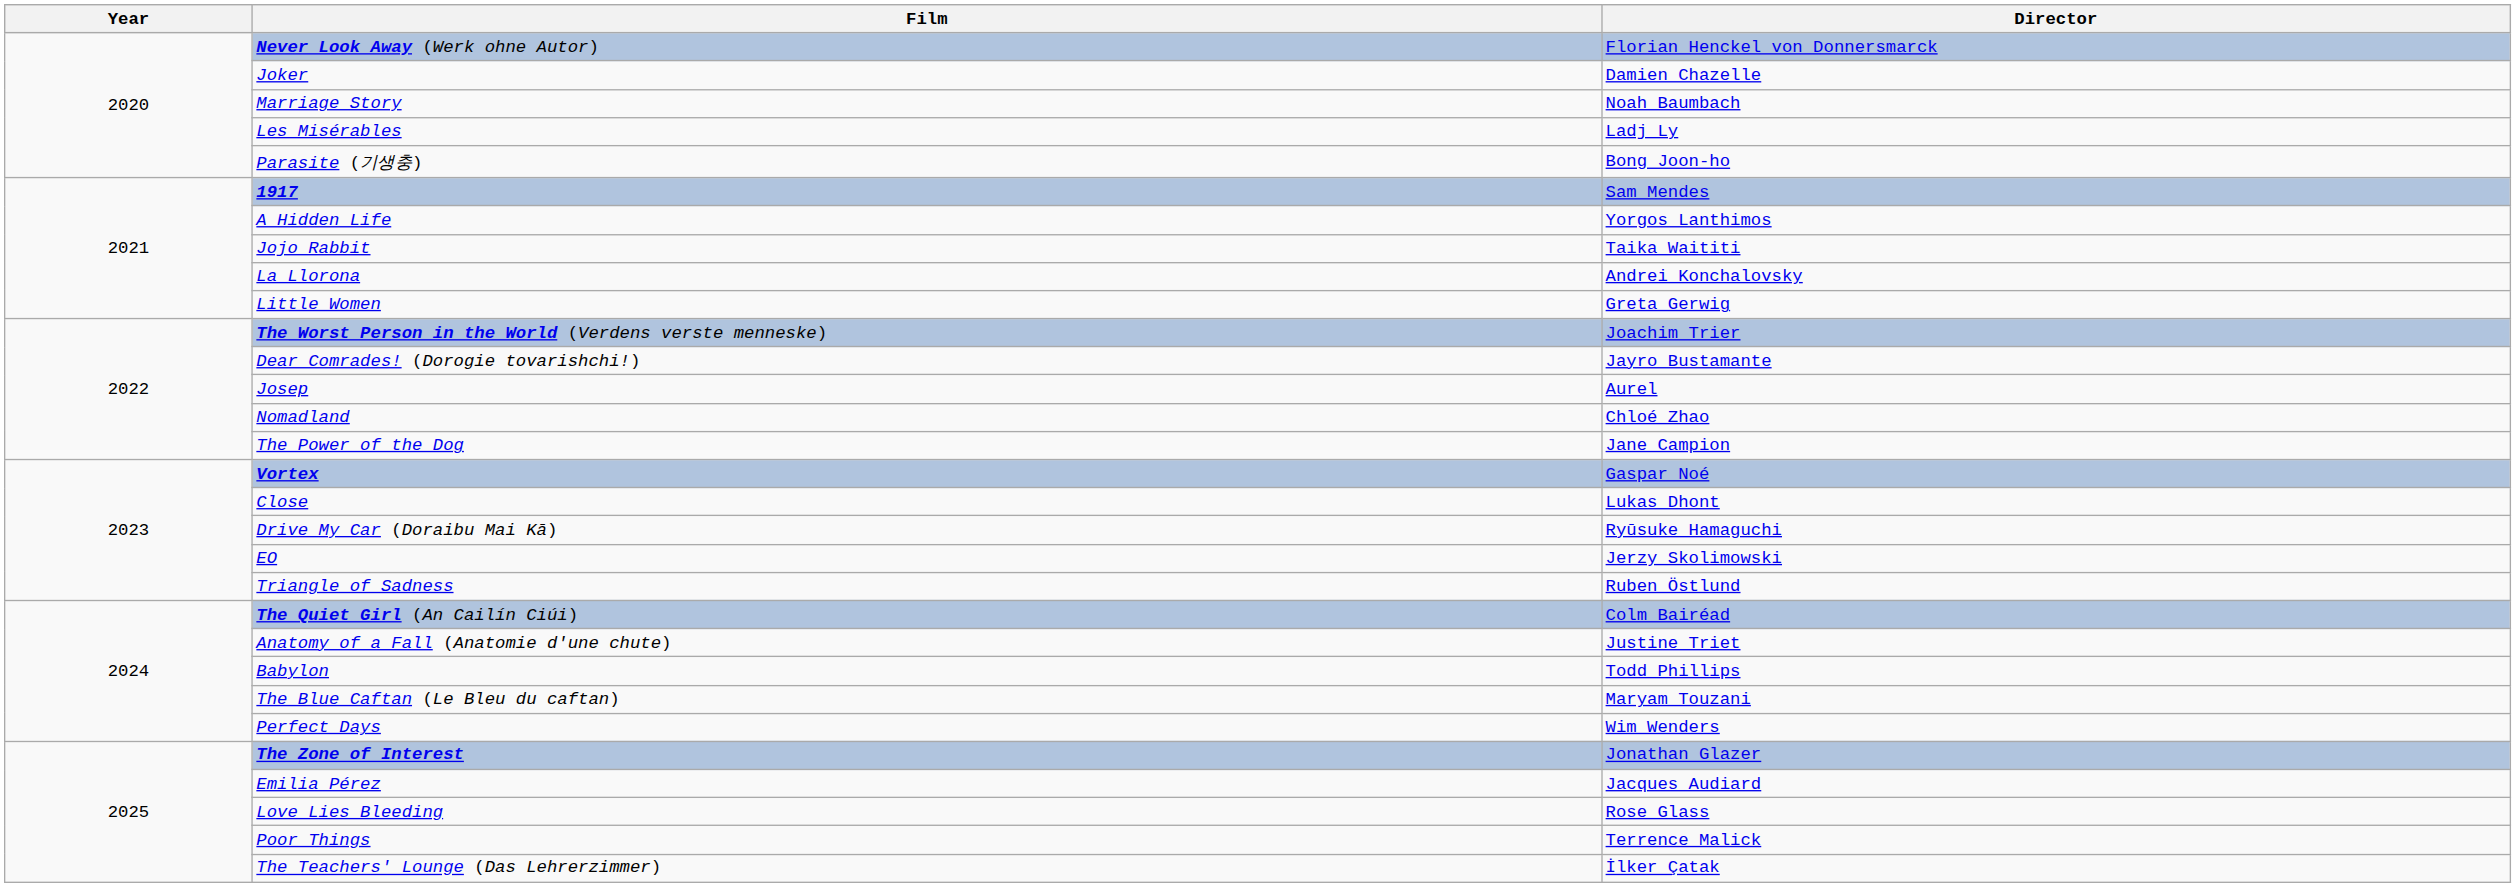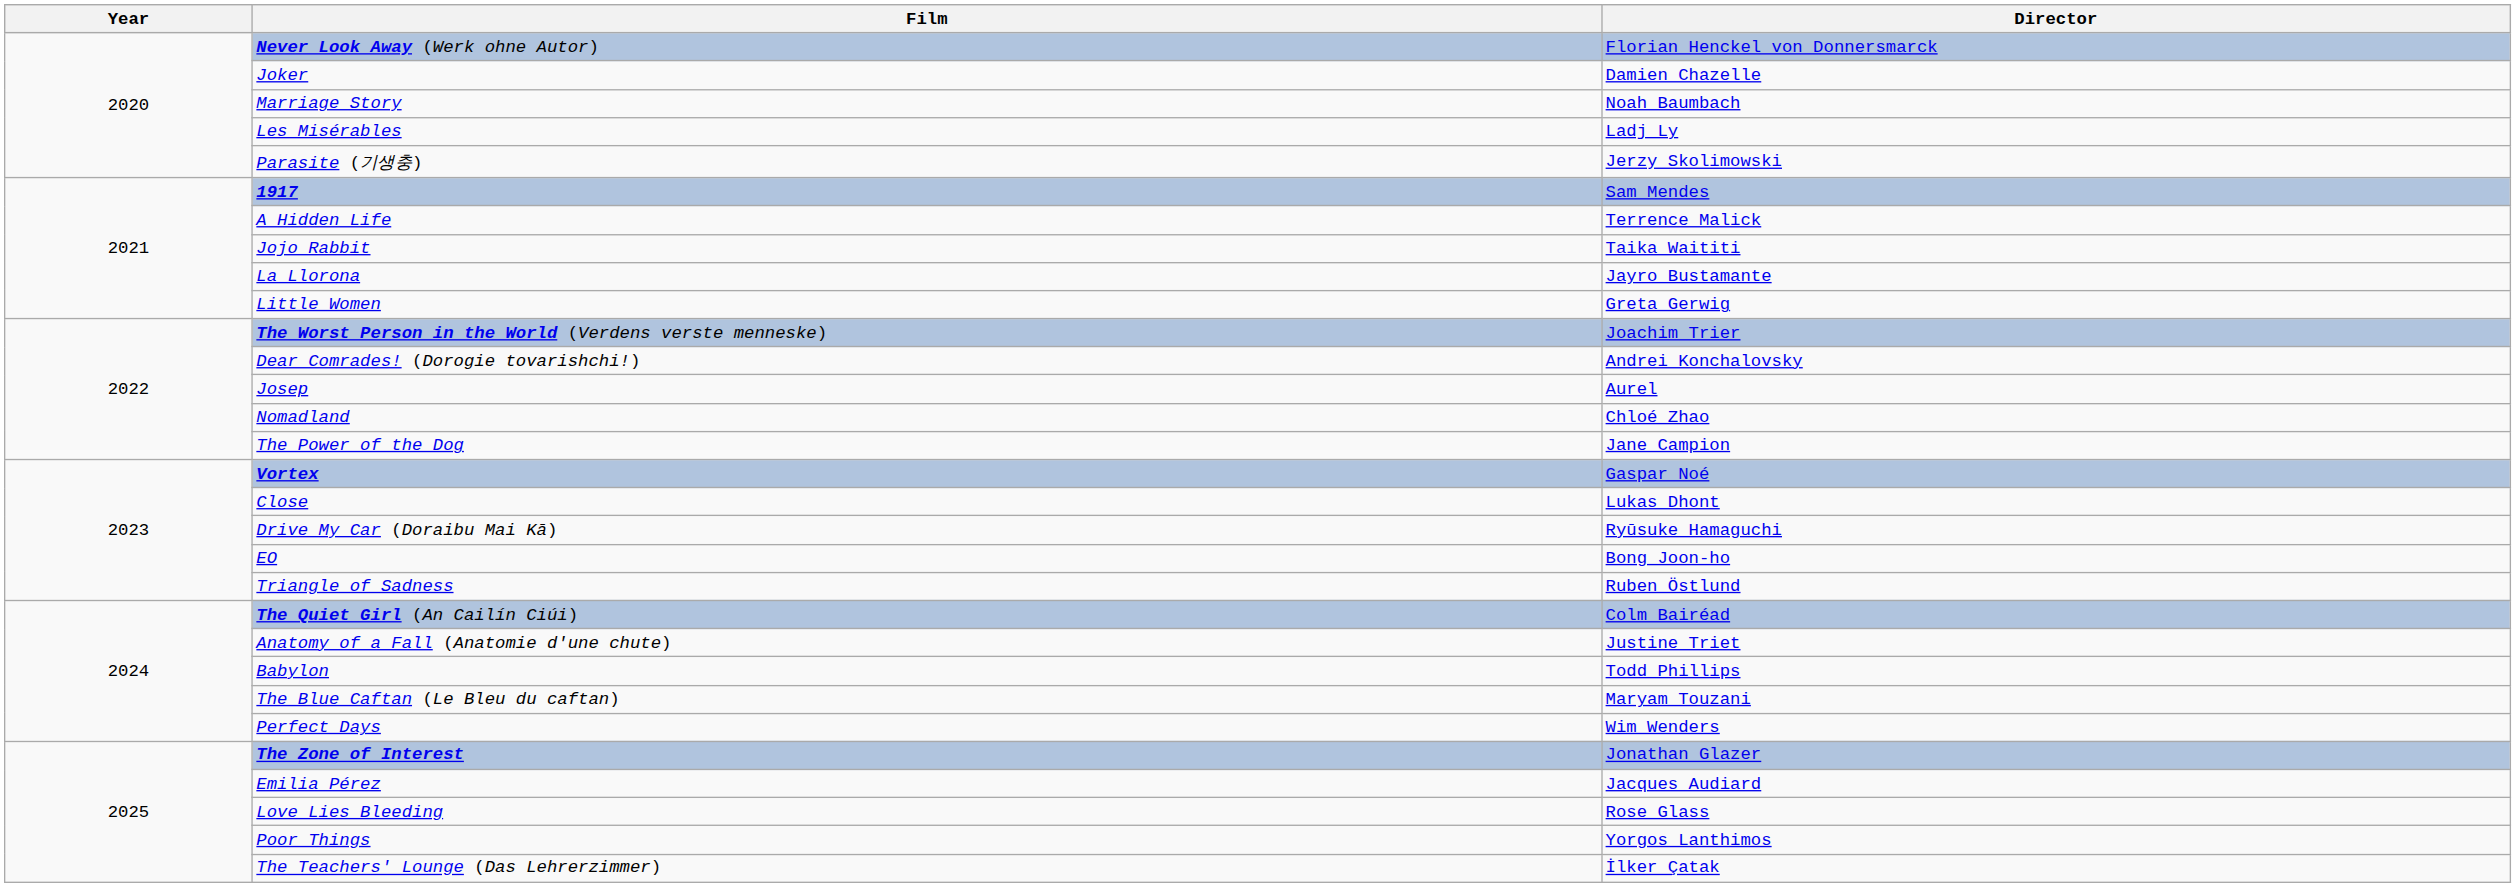(1668, 162) Bong Joon-ho -> (1694, 162) Jerzy Skolimowski
(1689, 220) Yorgos Lanthimos -> (1683, 220) Terrence Malick
(1704, 276) Andrei Konchalovsky -> (1689, 276) Jayro Bustamante
(1689, 361) Jayro Bustamante -> (1704, 361) Andrei Konchalovsky
(1694, 558) Jerzy Skolimowski -> (1668, 558) Bong Joon-ho
(1683, 840) Terrence Malick -> (1689, 840) Yorgos Lanthimos
